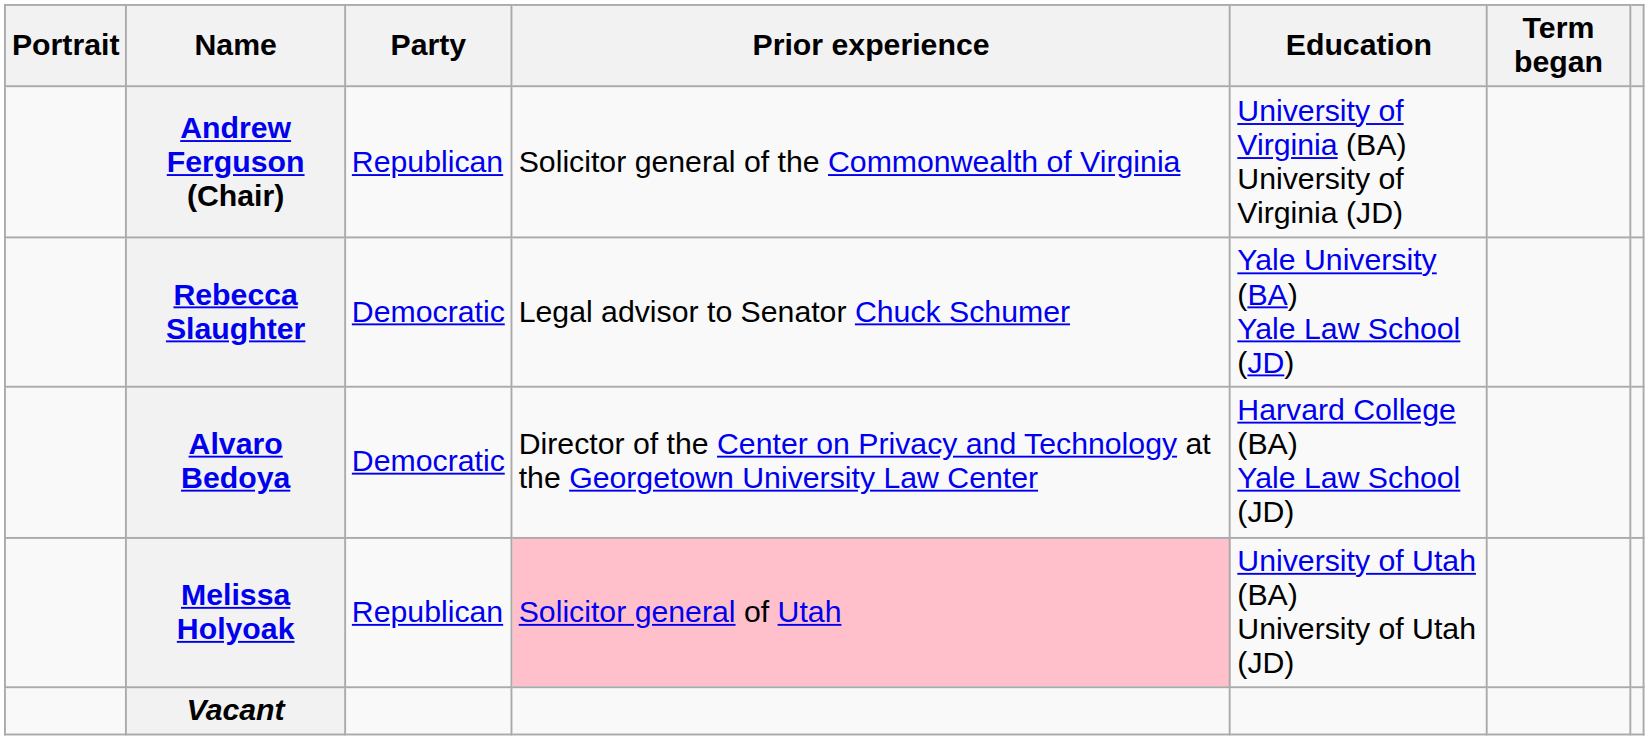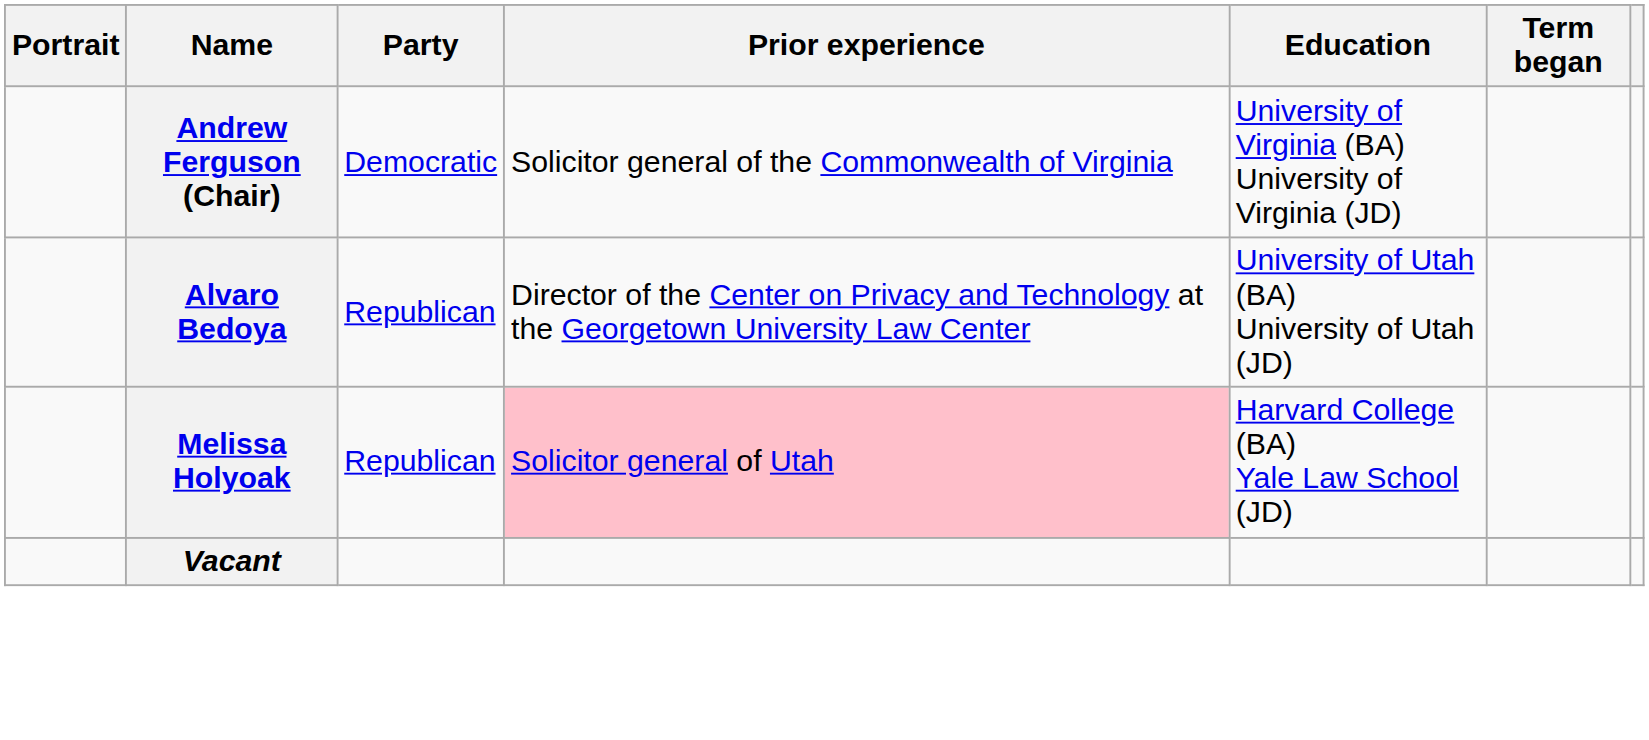(428, 161) Republican -> (421, 161) Democratic
- row: (236, 311)
(428, 461) Democratic -> (420, 311) Republican
(1349, 461) Harvard College (BA) Yale Law School (JD) -> (1355, 311) University of Utah (BA) University of Utah (JD)
(1357, 611) University of Utah (BA) University of Utah (JD) -> (1347, 461) Harvard College (BA) Yale Law School (JD)
